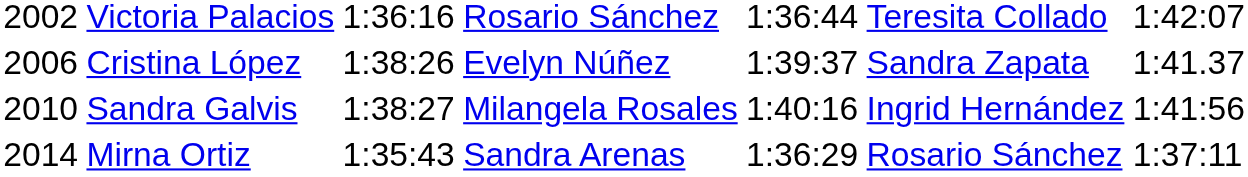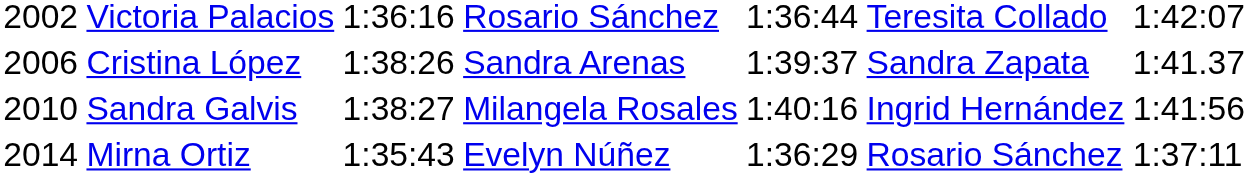(567, 62) Evelyn Núñez -> (574, 62) Sandra Arenas
(574, 155) Sandra Arenas -> (567, 155) Evelyn Núñez
